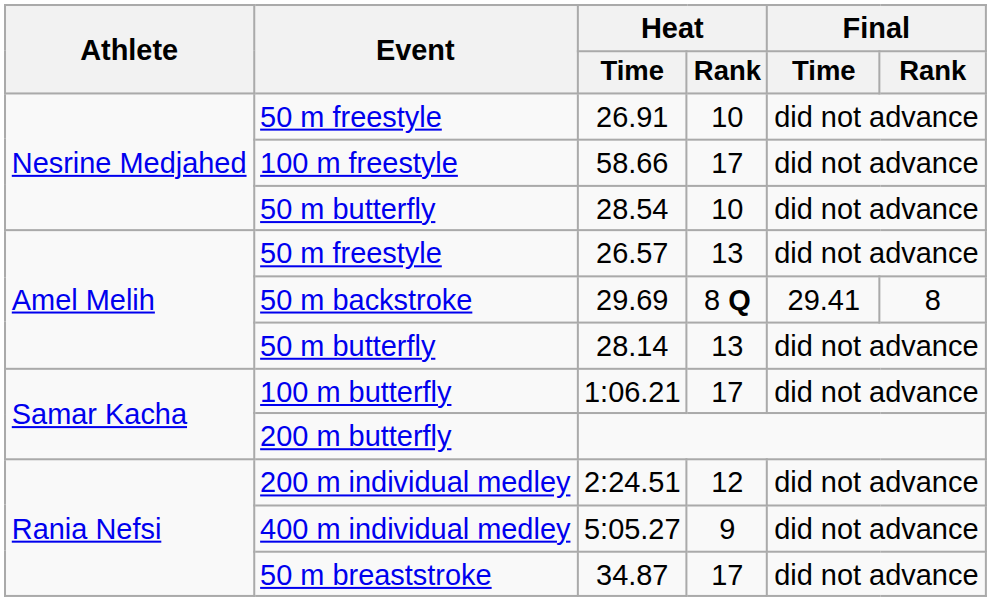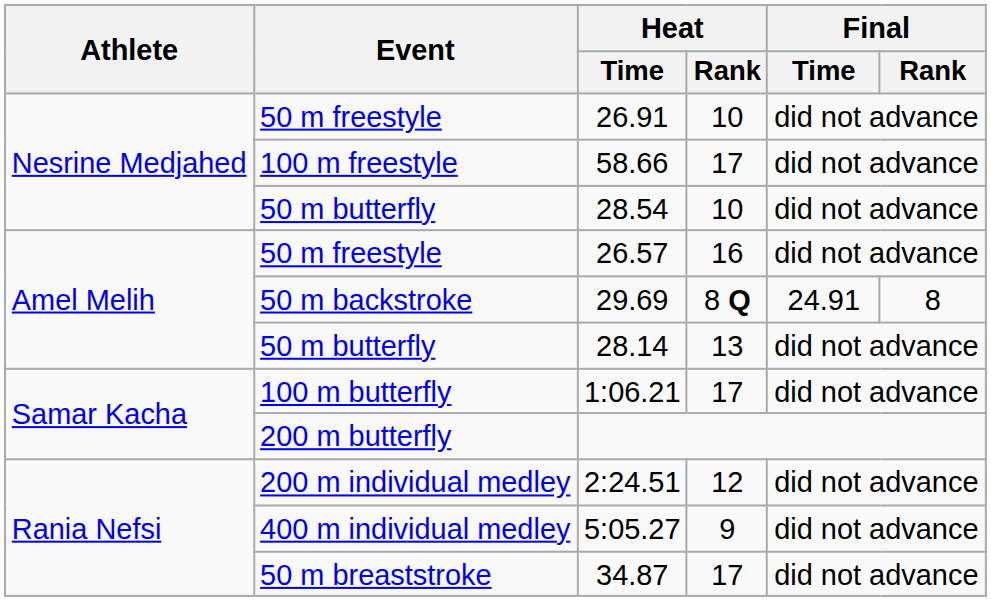(727, 254) 13 -> (727, 254) 16
(824, 300) 29.41 -> (824, 300) 24.91
